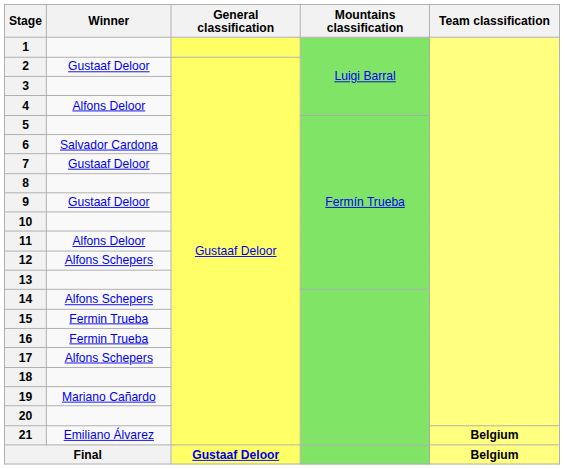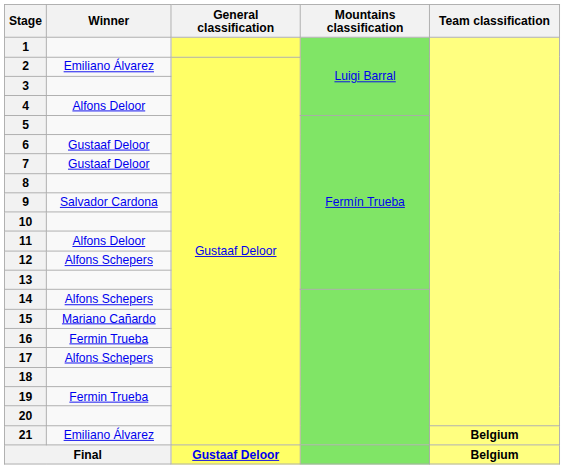(109, 67) Gustaaf Deloor -> (109, 67) Emiliano Álvarez
(109, 144) Salvador Cardona -> (109, 144) Gustaaf Deloor
(109, 203) Gustaaf Deloor -> (109, 203) Salvador Cardona
(109, 319) Fermin Trueba -> (109, 319) Mariano Cañardo
(109, 397) Mariano Cañardo -> (109, 397) Fermin Trueba
